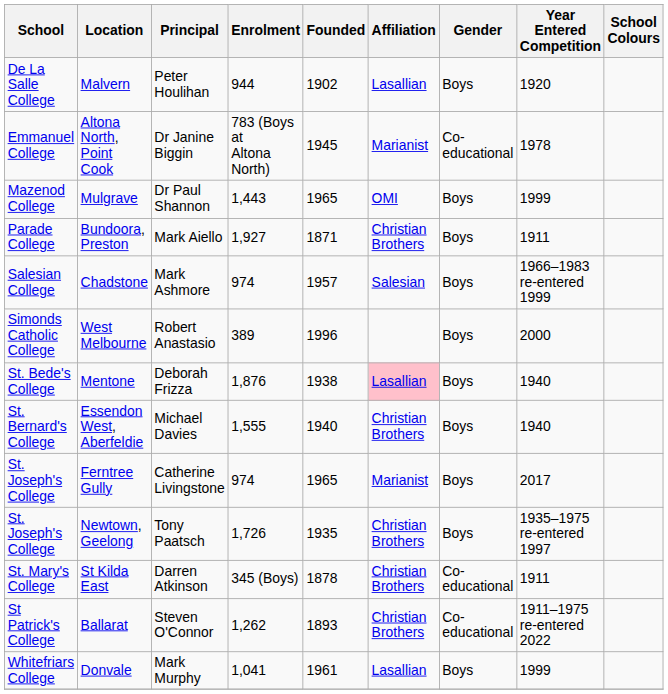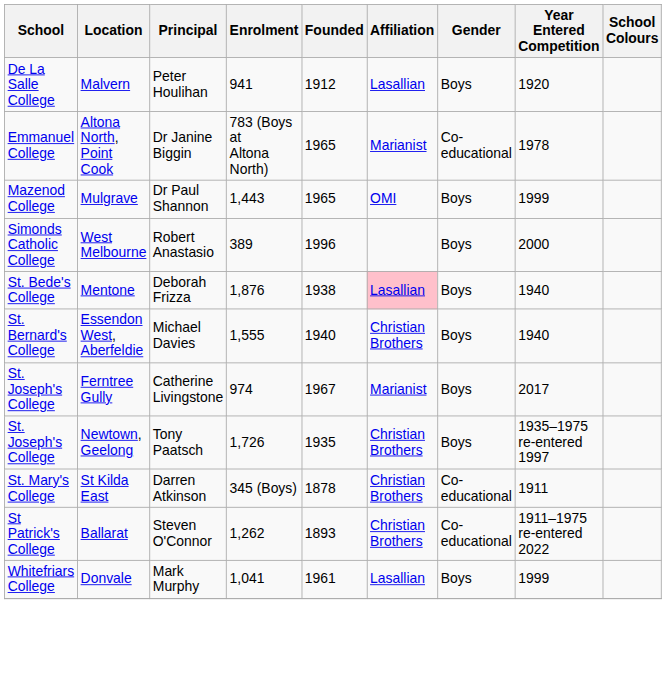(243, 84) 944 -> (241, 84) 941
(322, 84) 1902 -> (320, 84) 1912
(322, 145) 1945 -> (320, 145) 1965
- row: (113, 236)
- row: (114, 282)
(322, 480) 1965 -> (320, 389) 1967
